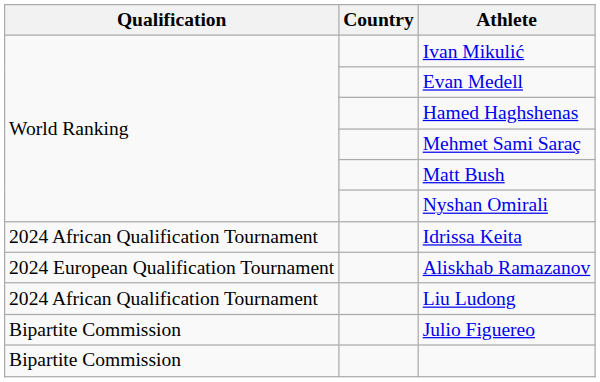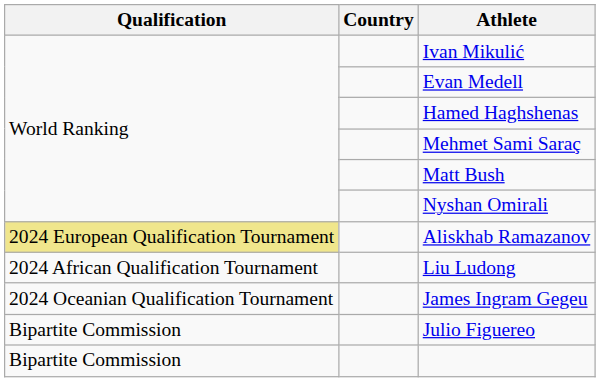- row: (472, 236)
(172, 267) no background -> (172, 236) khaki background
+ row: (505, 298)
